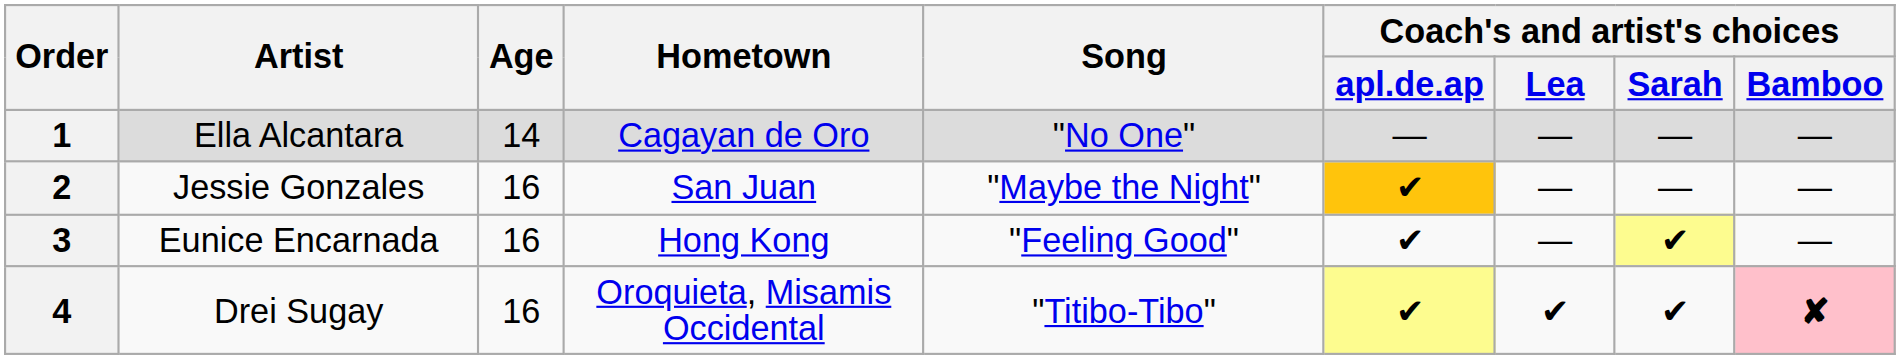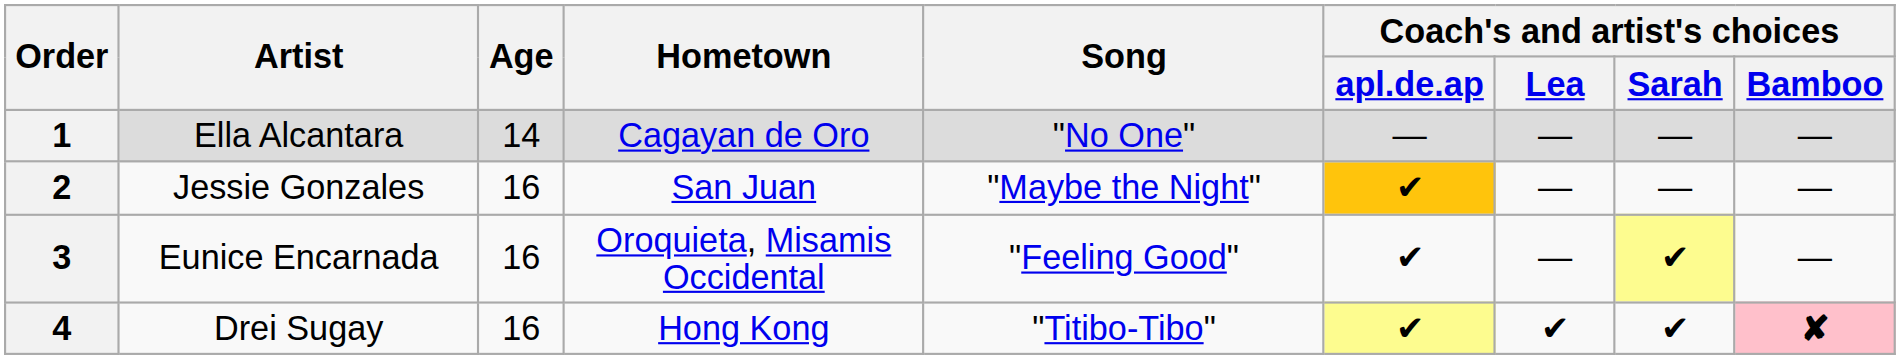(744, 240) Hong Kong -> (744, 258) Oroquieta, Misamis Occidental
(744, 310) Oroquieta, Misamis Occidental -> (744, 328) Hong Kong
